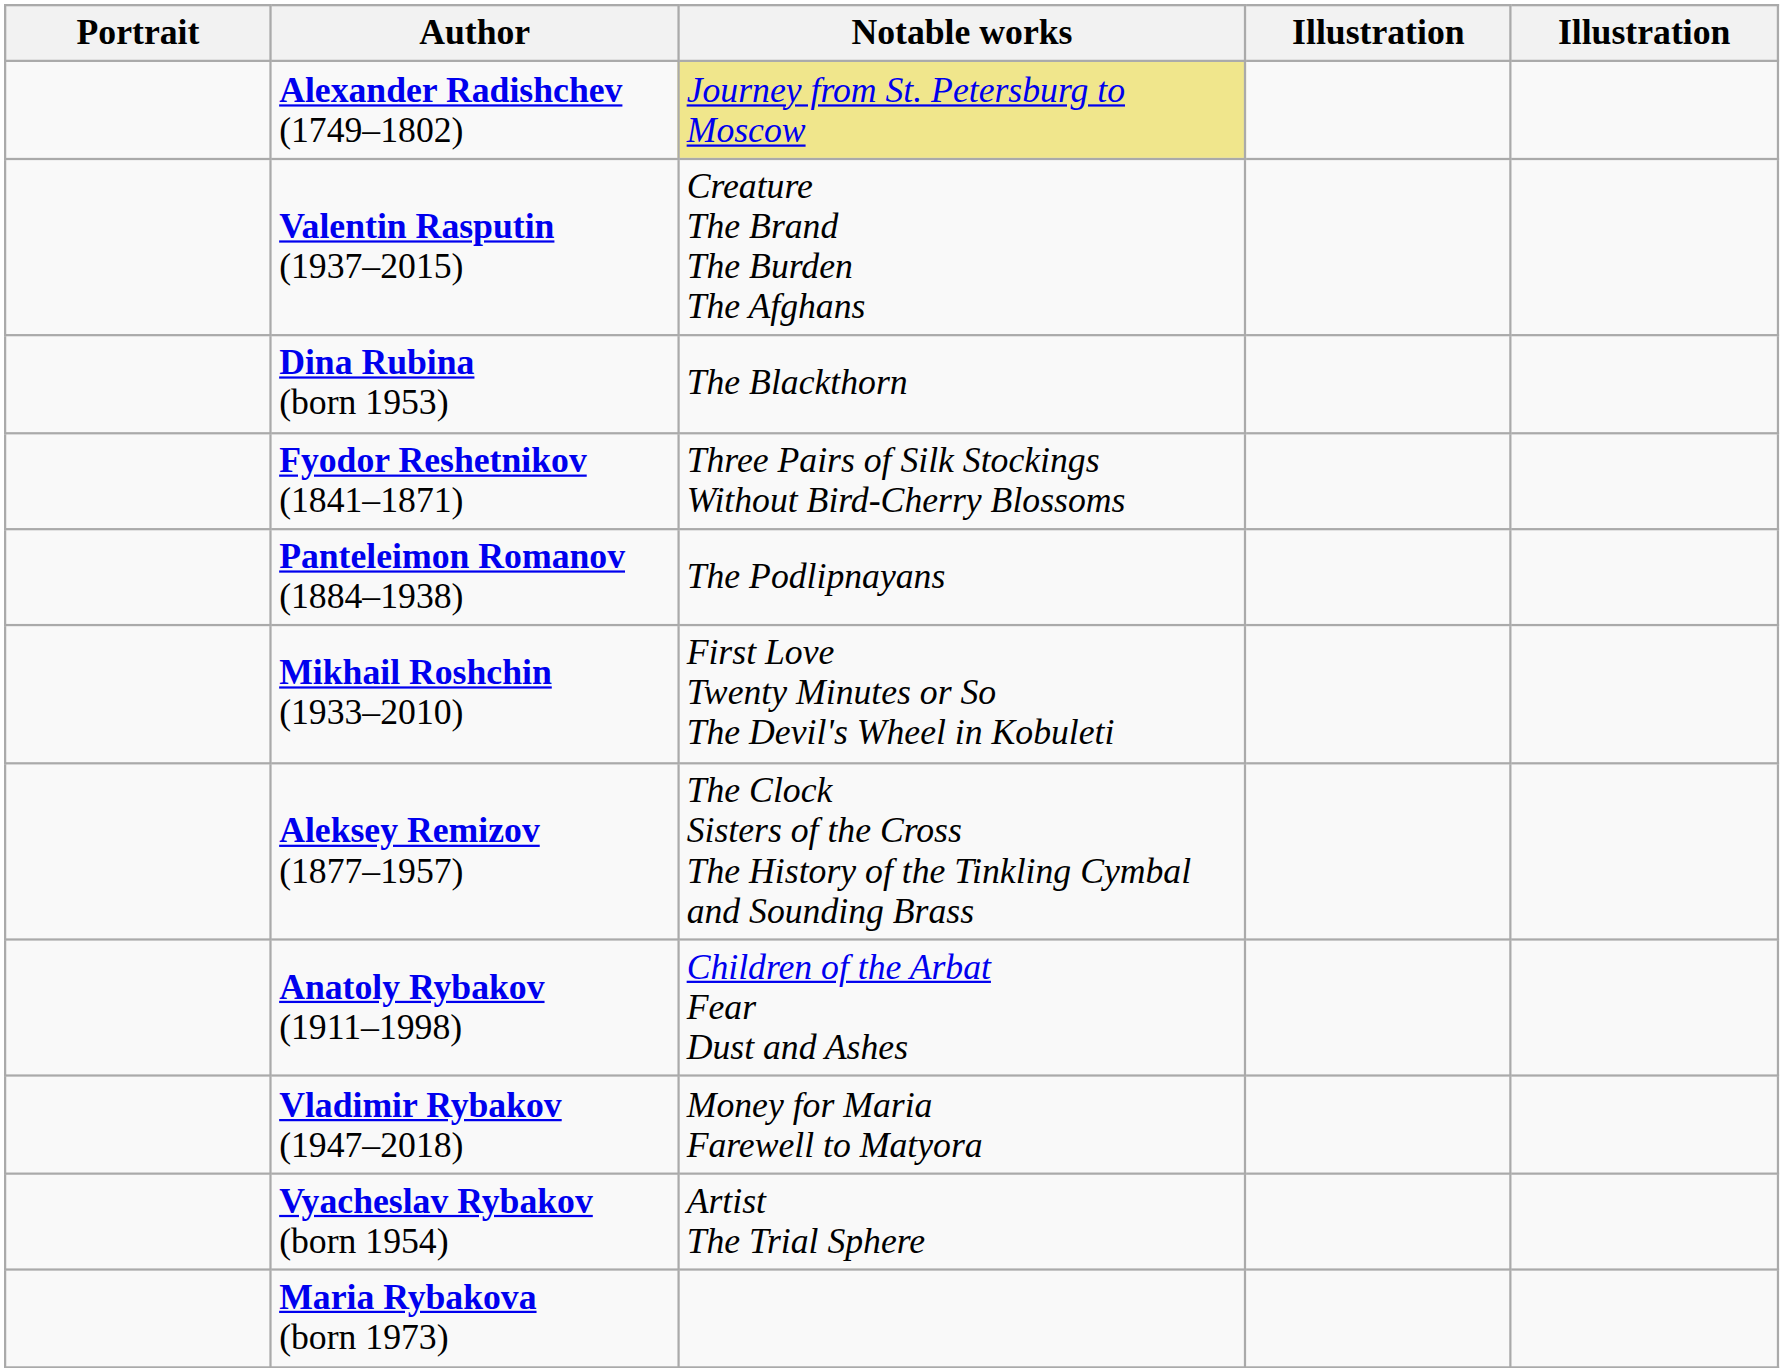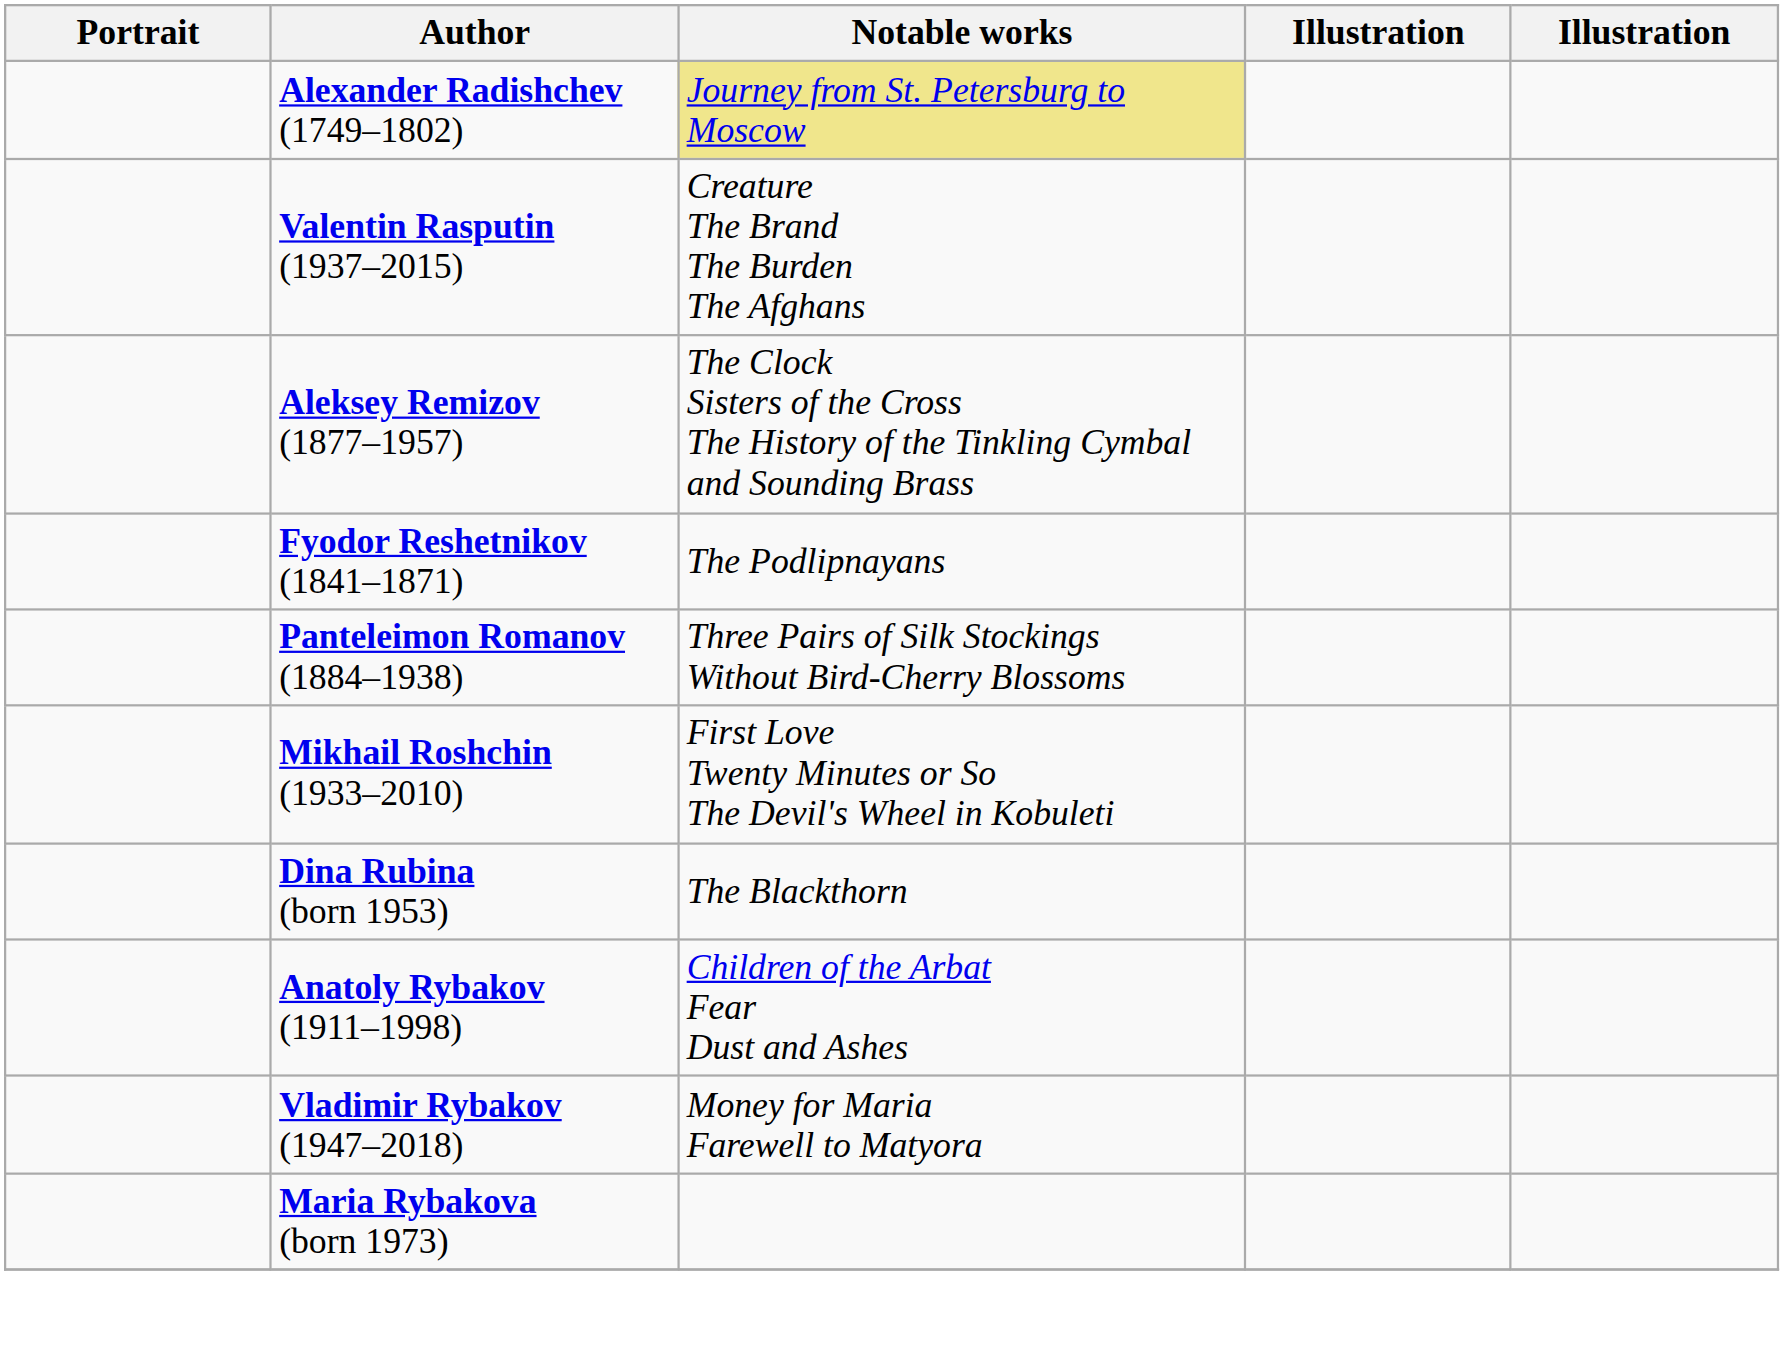rows swapped: (409, 850) <-> (377, 383)
(906, 479) Three Pairs of Silk Stockings Without Bird-Cherry Blossoms -> (816, 560) The Podlipnayans
(816, 576) The Podlipnayans -> (906, 656) Three Pairs of Silk Stockings Without Bird-Cherry Blossoms
- row: (436, 1220)
